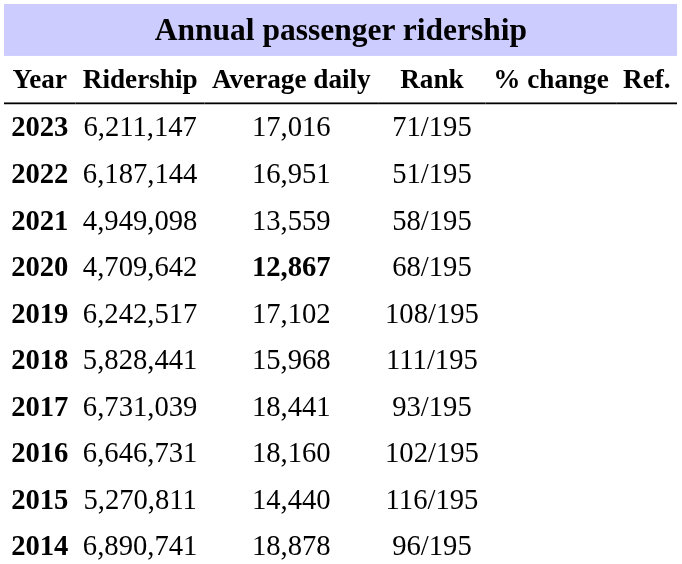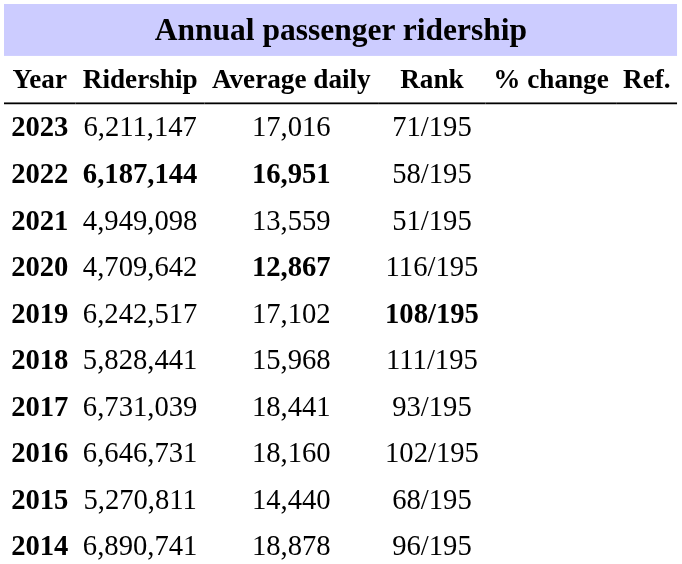(140, 173) normal -> (140, 173) bold
(291, 173) normal -> (291, 173) bold
(432, 173) 51/195 -> (432, 173) 58/195
(432, 220) 58/195 -> (432, 220) 51/195
(432, 266) 68/195 -> (432, 266) 116/195
(432, 313) normal -> (432, 313) bold
(432, 499) 116/195 -> (432, 499) 68/195
